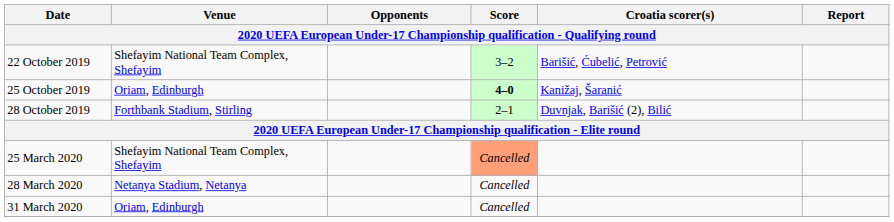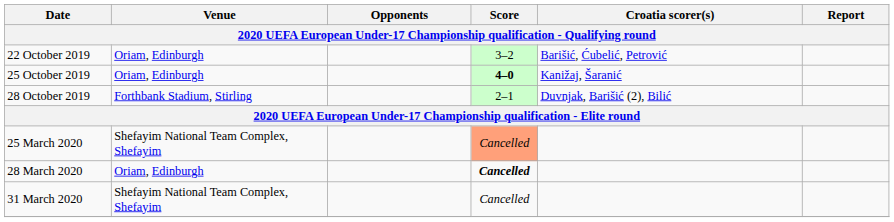(201, 62) Shefayim National Team Complex, Shefayim -> (159, 55) Oriam, Edinburgh
(180, 186) Netanya Stadium, Netanya -> (159, 171) Oriam, Edinburgh
(504, 186) normal -> (504, 171) bold
(159, 206) Oriam, Edinburgh -> (201, 199) Shefayim National Team Complex, Shefayim
